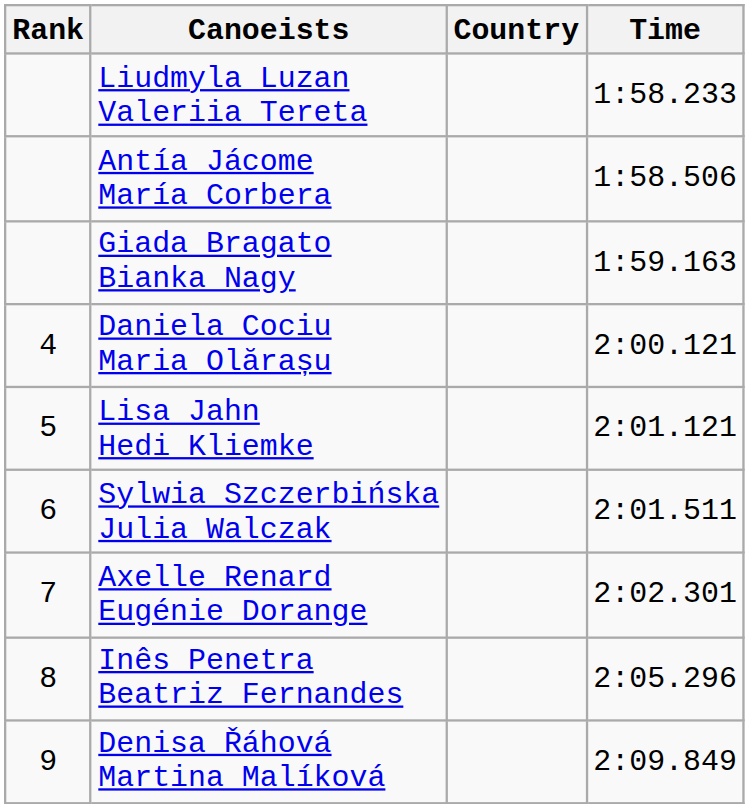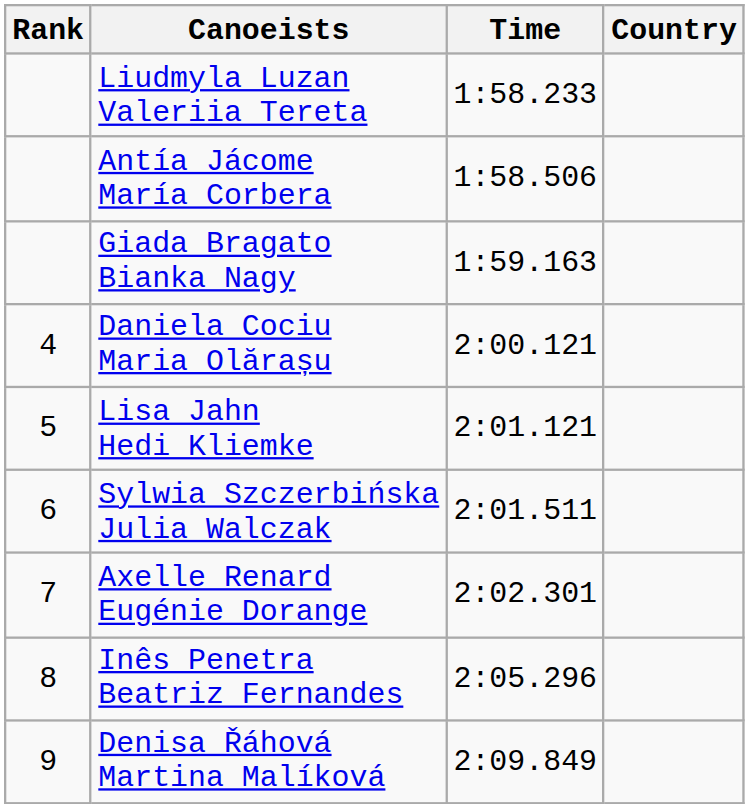columns swapped: (516, 30) <-> (665, 30)
